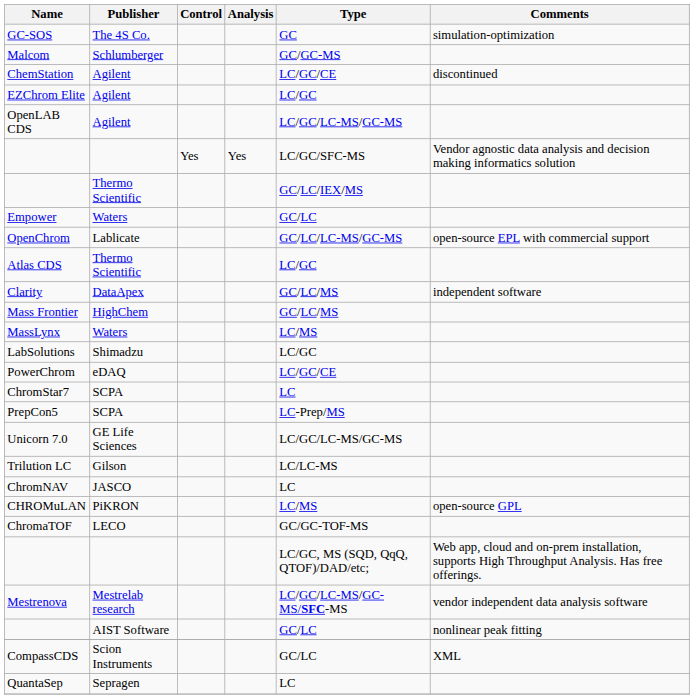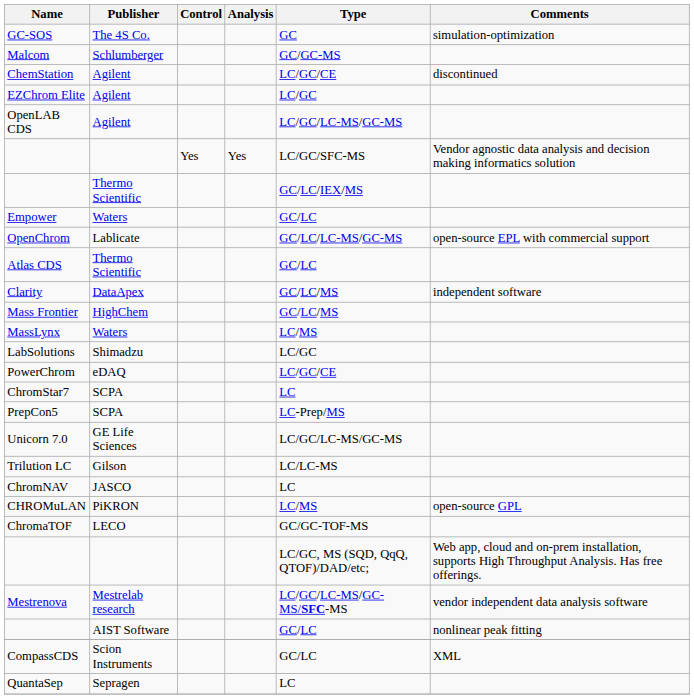(298, 264) LC/GC -> (298, 264) GC/LC
